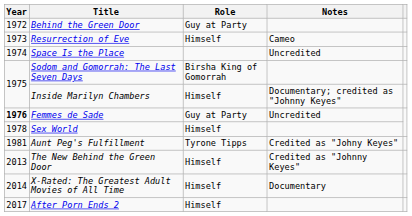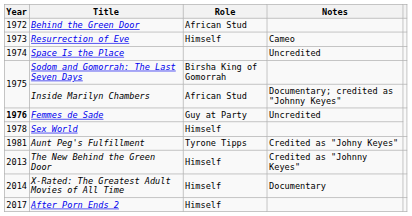(216, 25) Guy at Party -> (216, 25) African Stud
(203, 96) Himself -> (216, 96) African Stud
